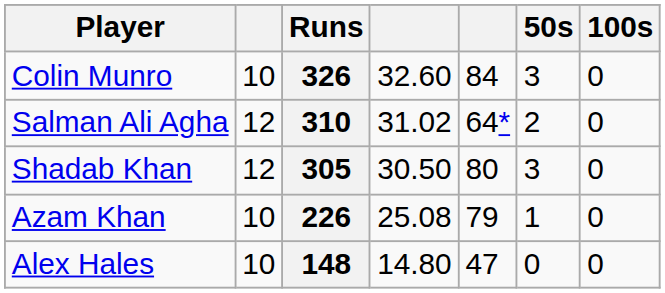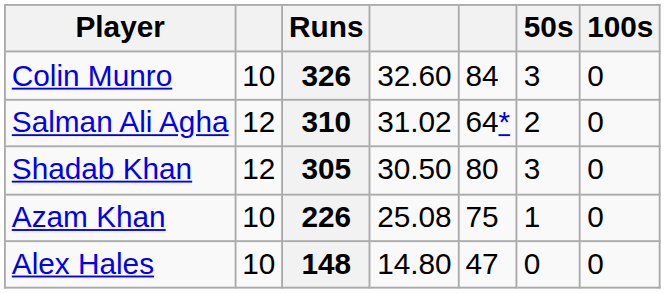(482, 216) 79 -> (482, 216) 75
